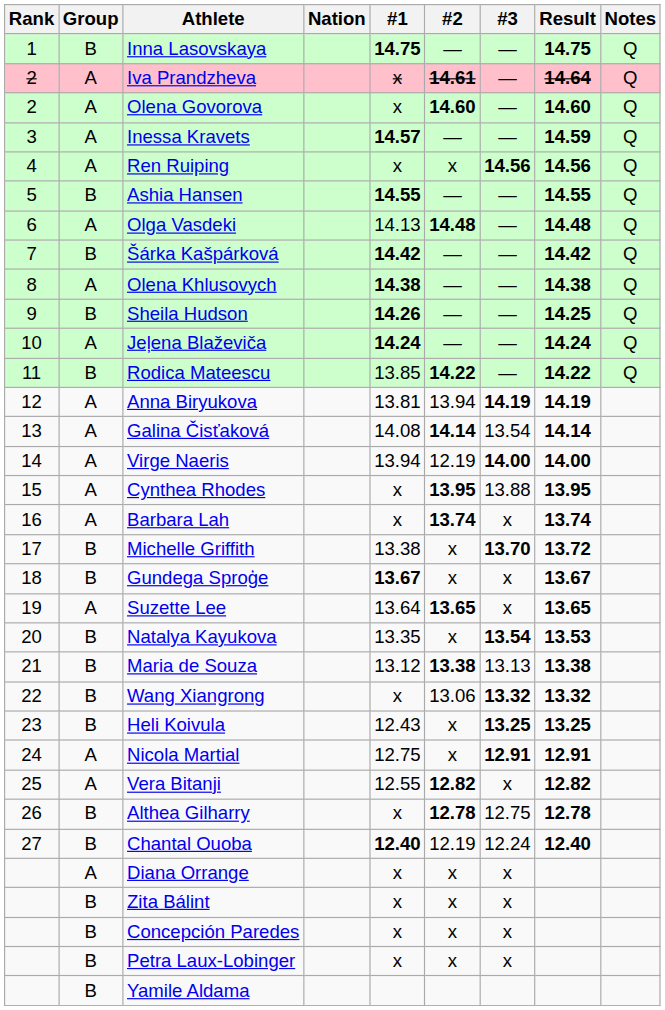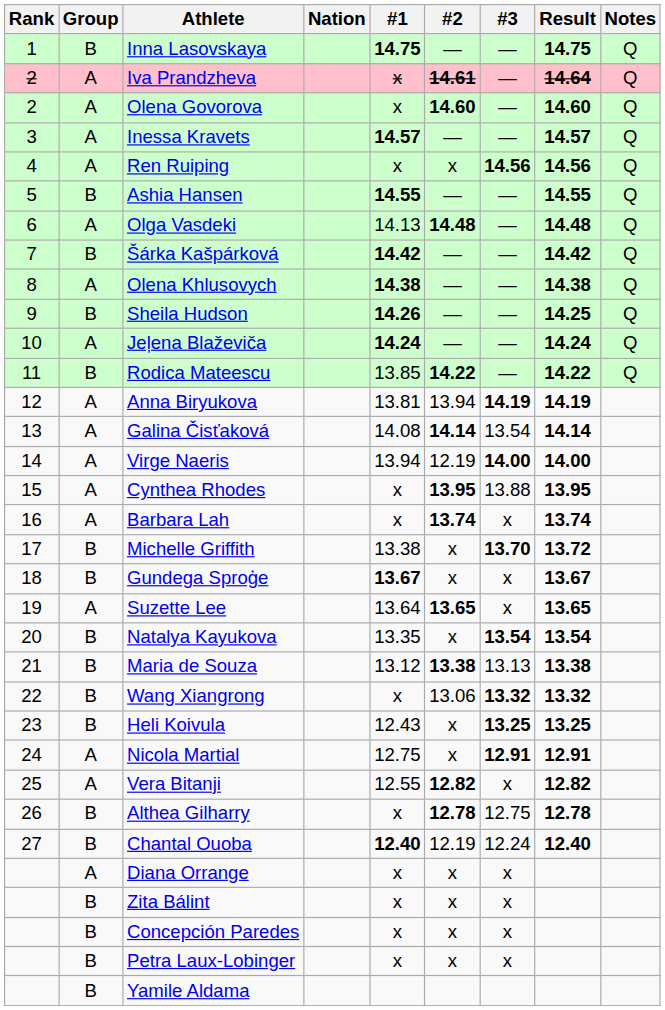(568, 136) 14.59 -> (568, 136) 14.57
(568, 637) 13.53 -> (568, 637) 13.54
